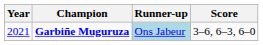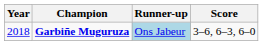(18, 31) 2021 -> (18, 31) 2018
